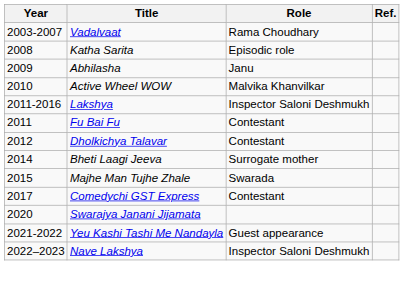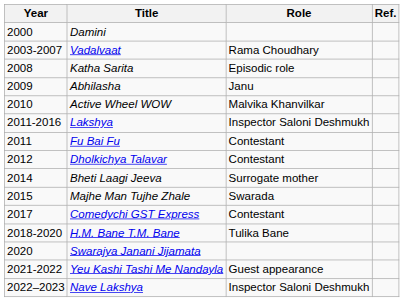+ row: (88, 31)
+ row: (125, 232)
